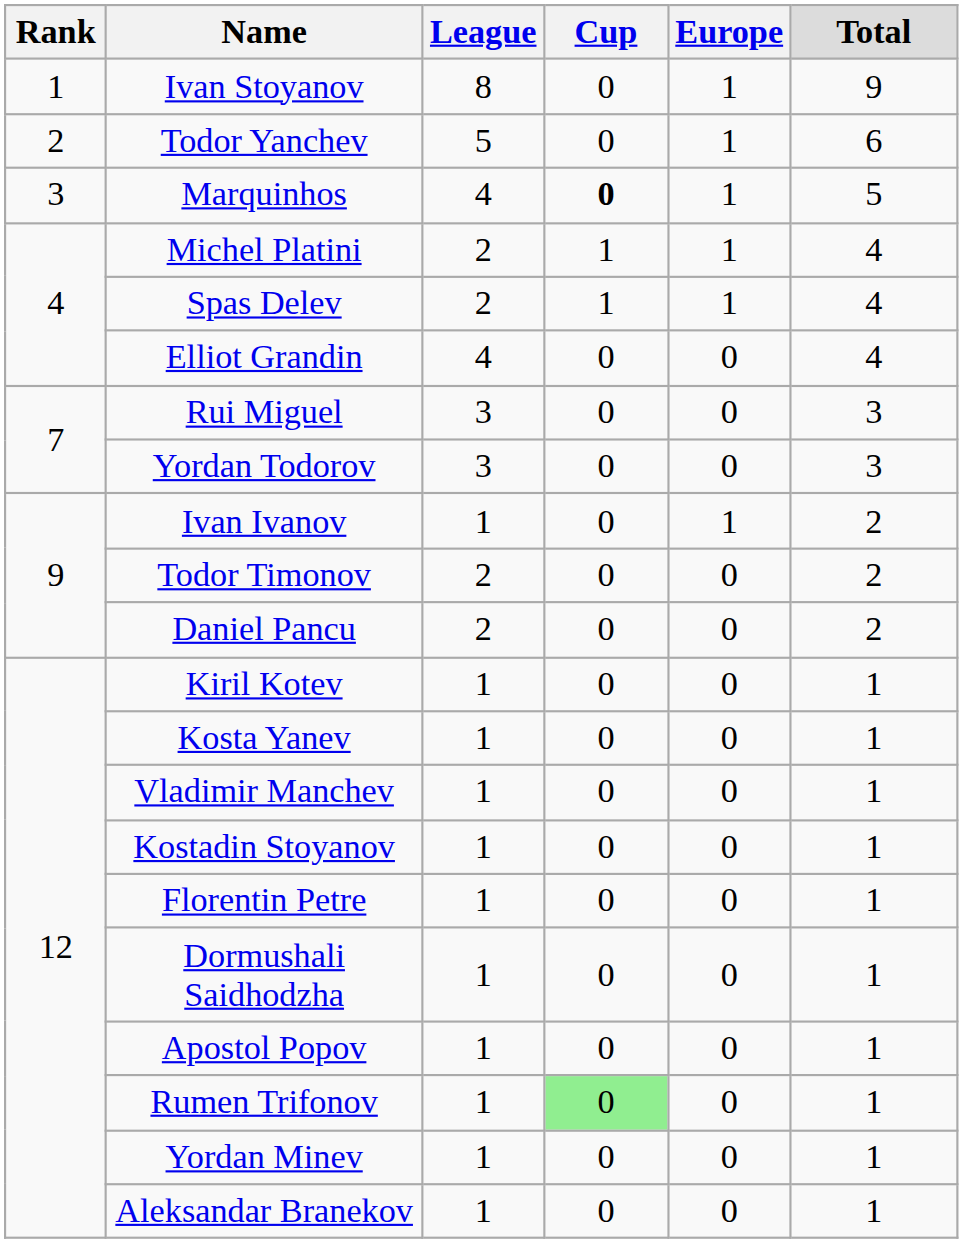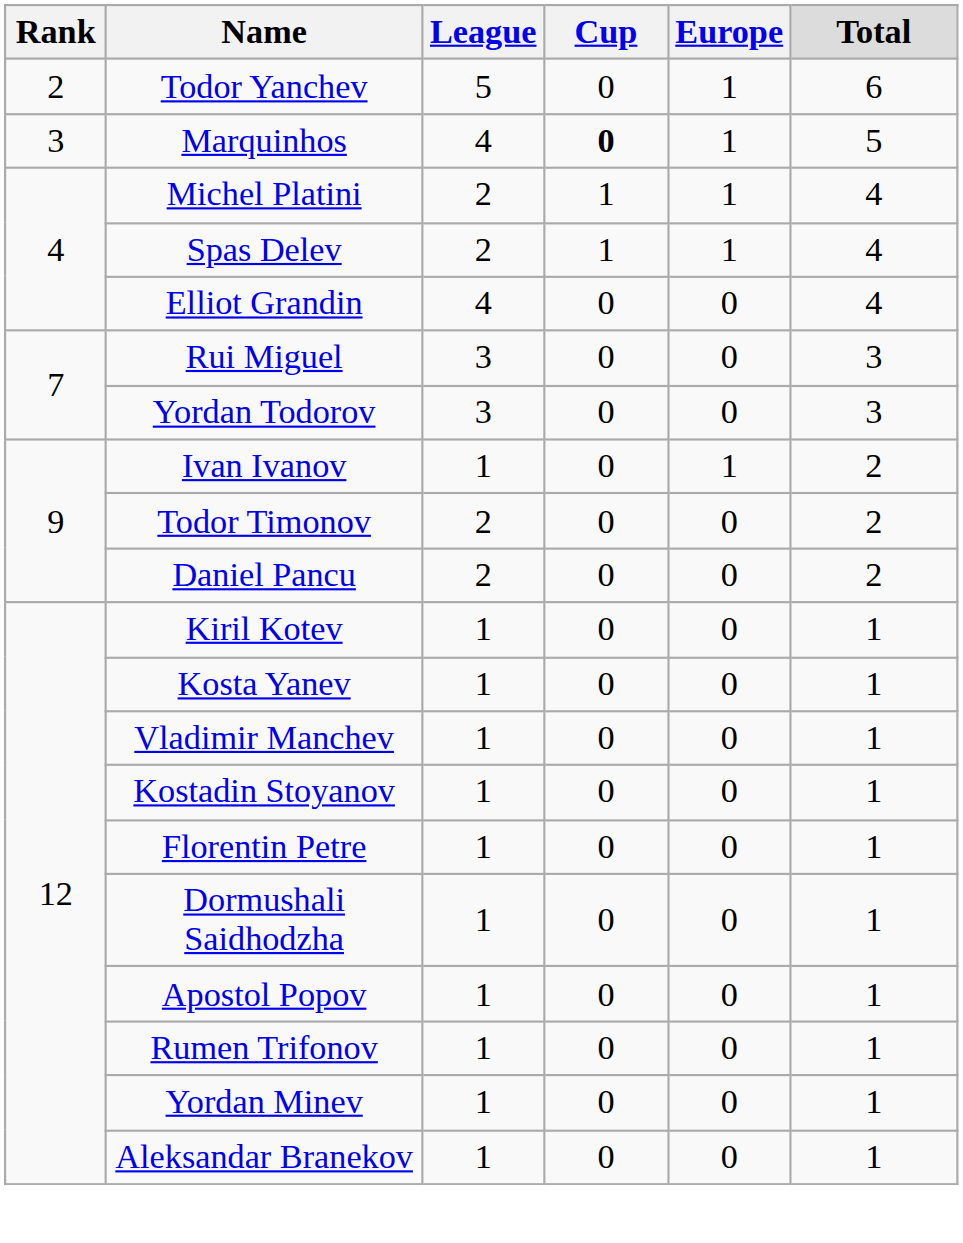- row: (264, 85)
(606, 1101) lightgreen background -> (606, 1047) no background
